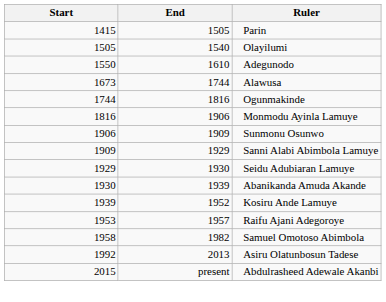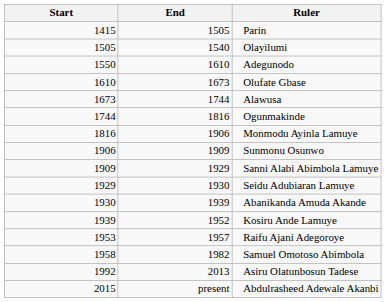+ row: (274, 82)
